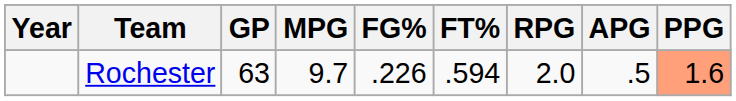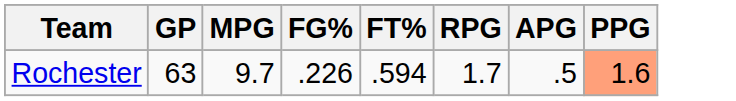- column: (42, 28)
(555, 73) 2.0 -> (482, 73) 1.7
